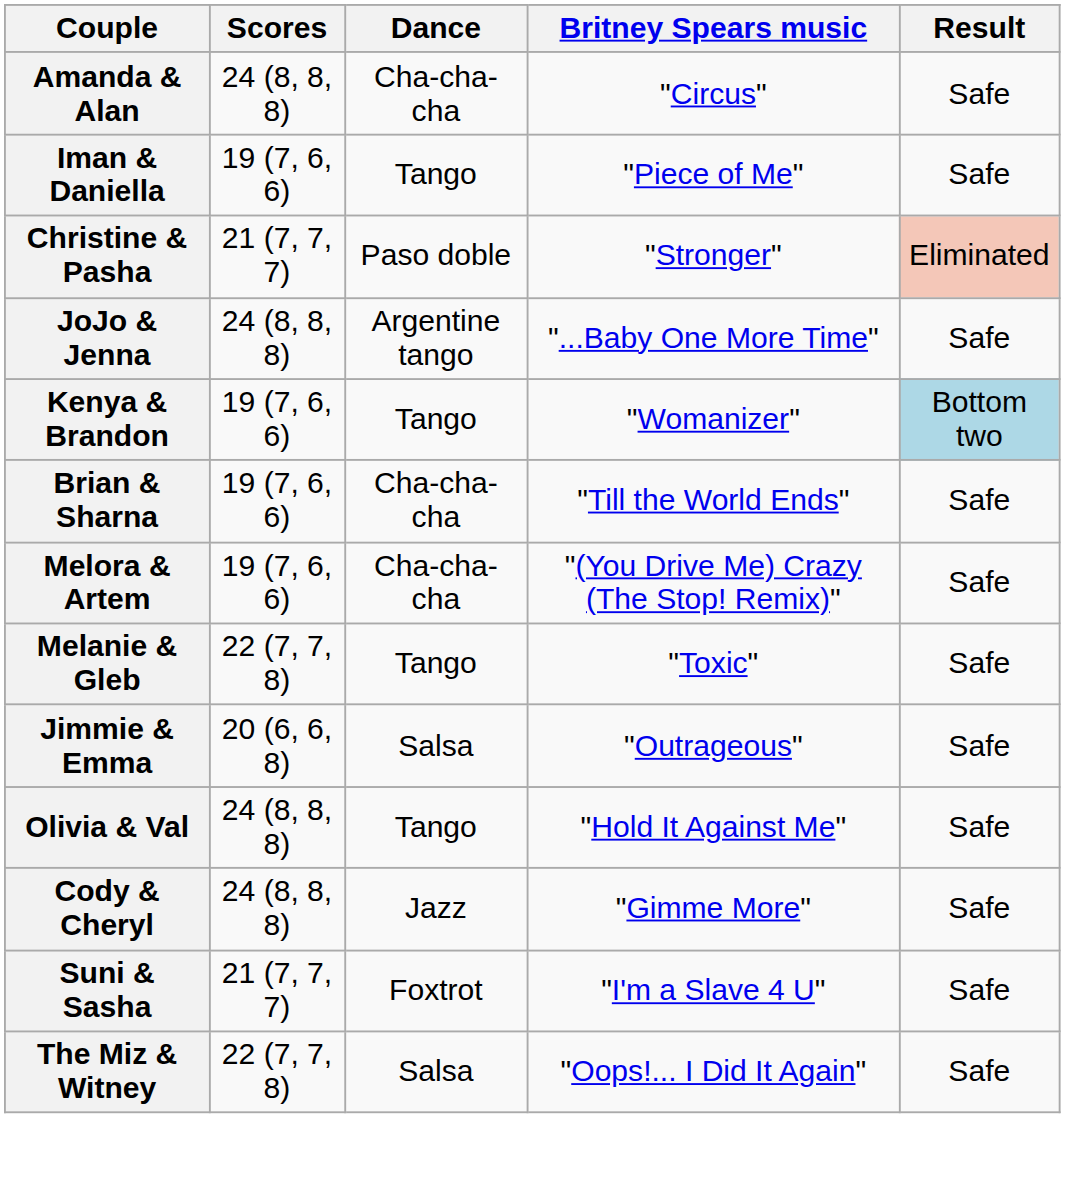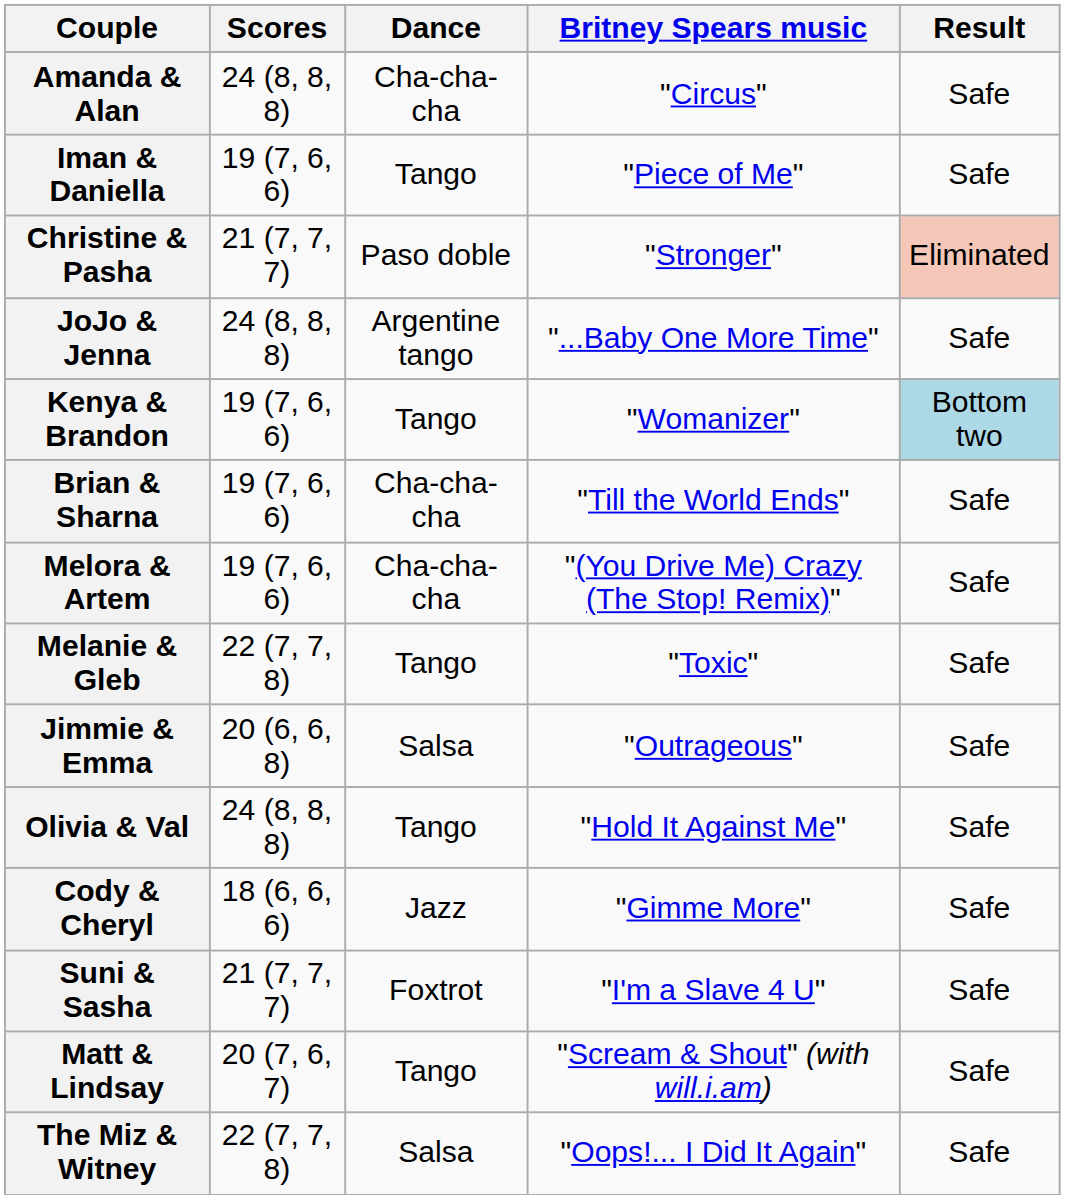(277, 908) 24 (8, 8, 8) -> (277, 908) 18 (6, 6, 6)
+ row: (107, 1071)
